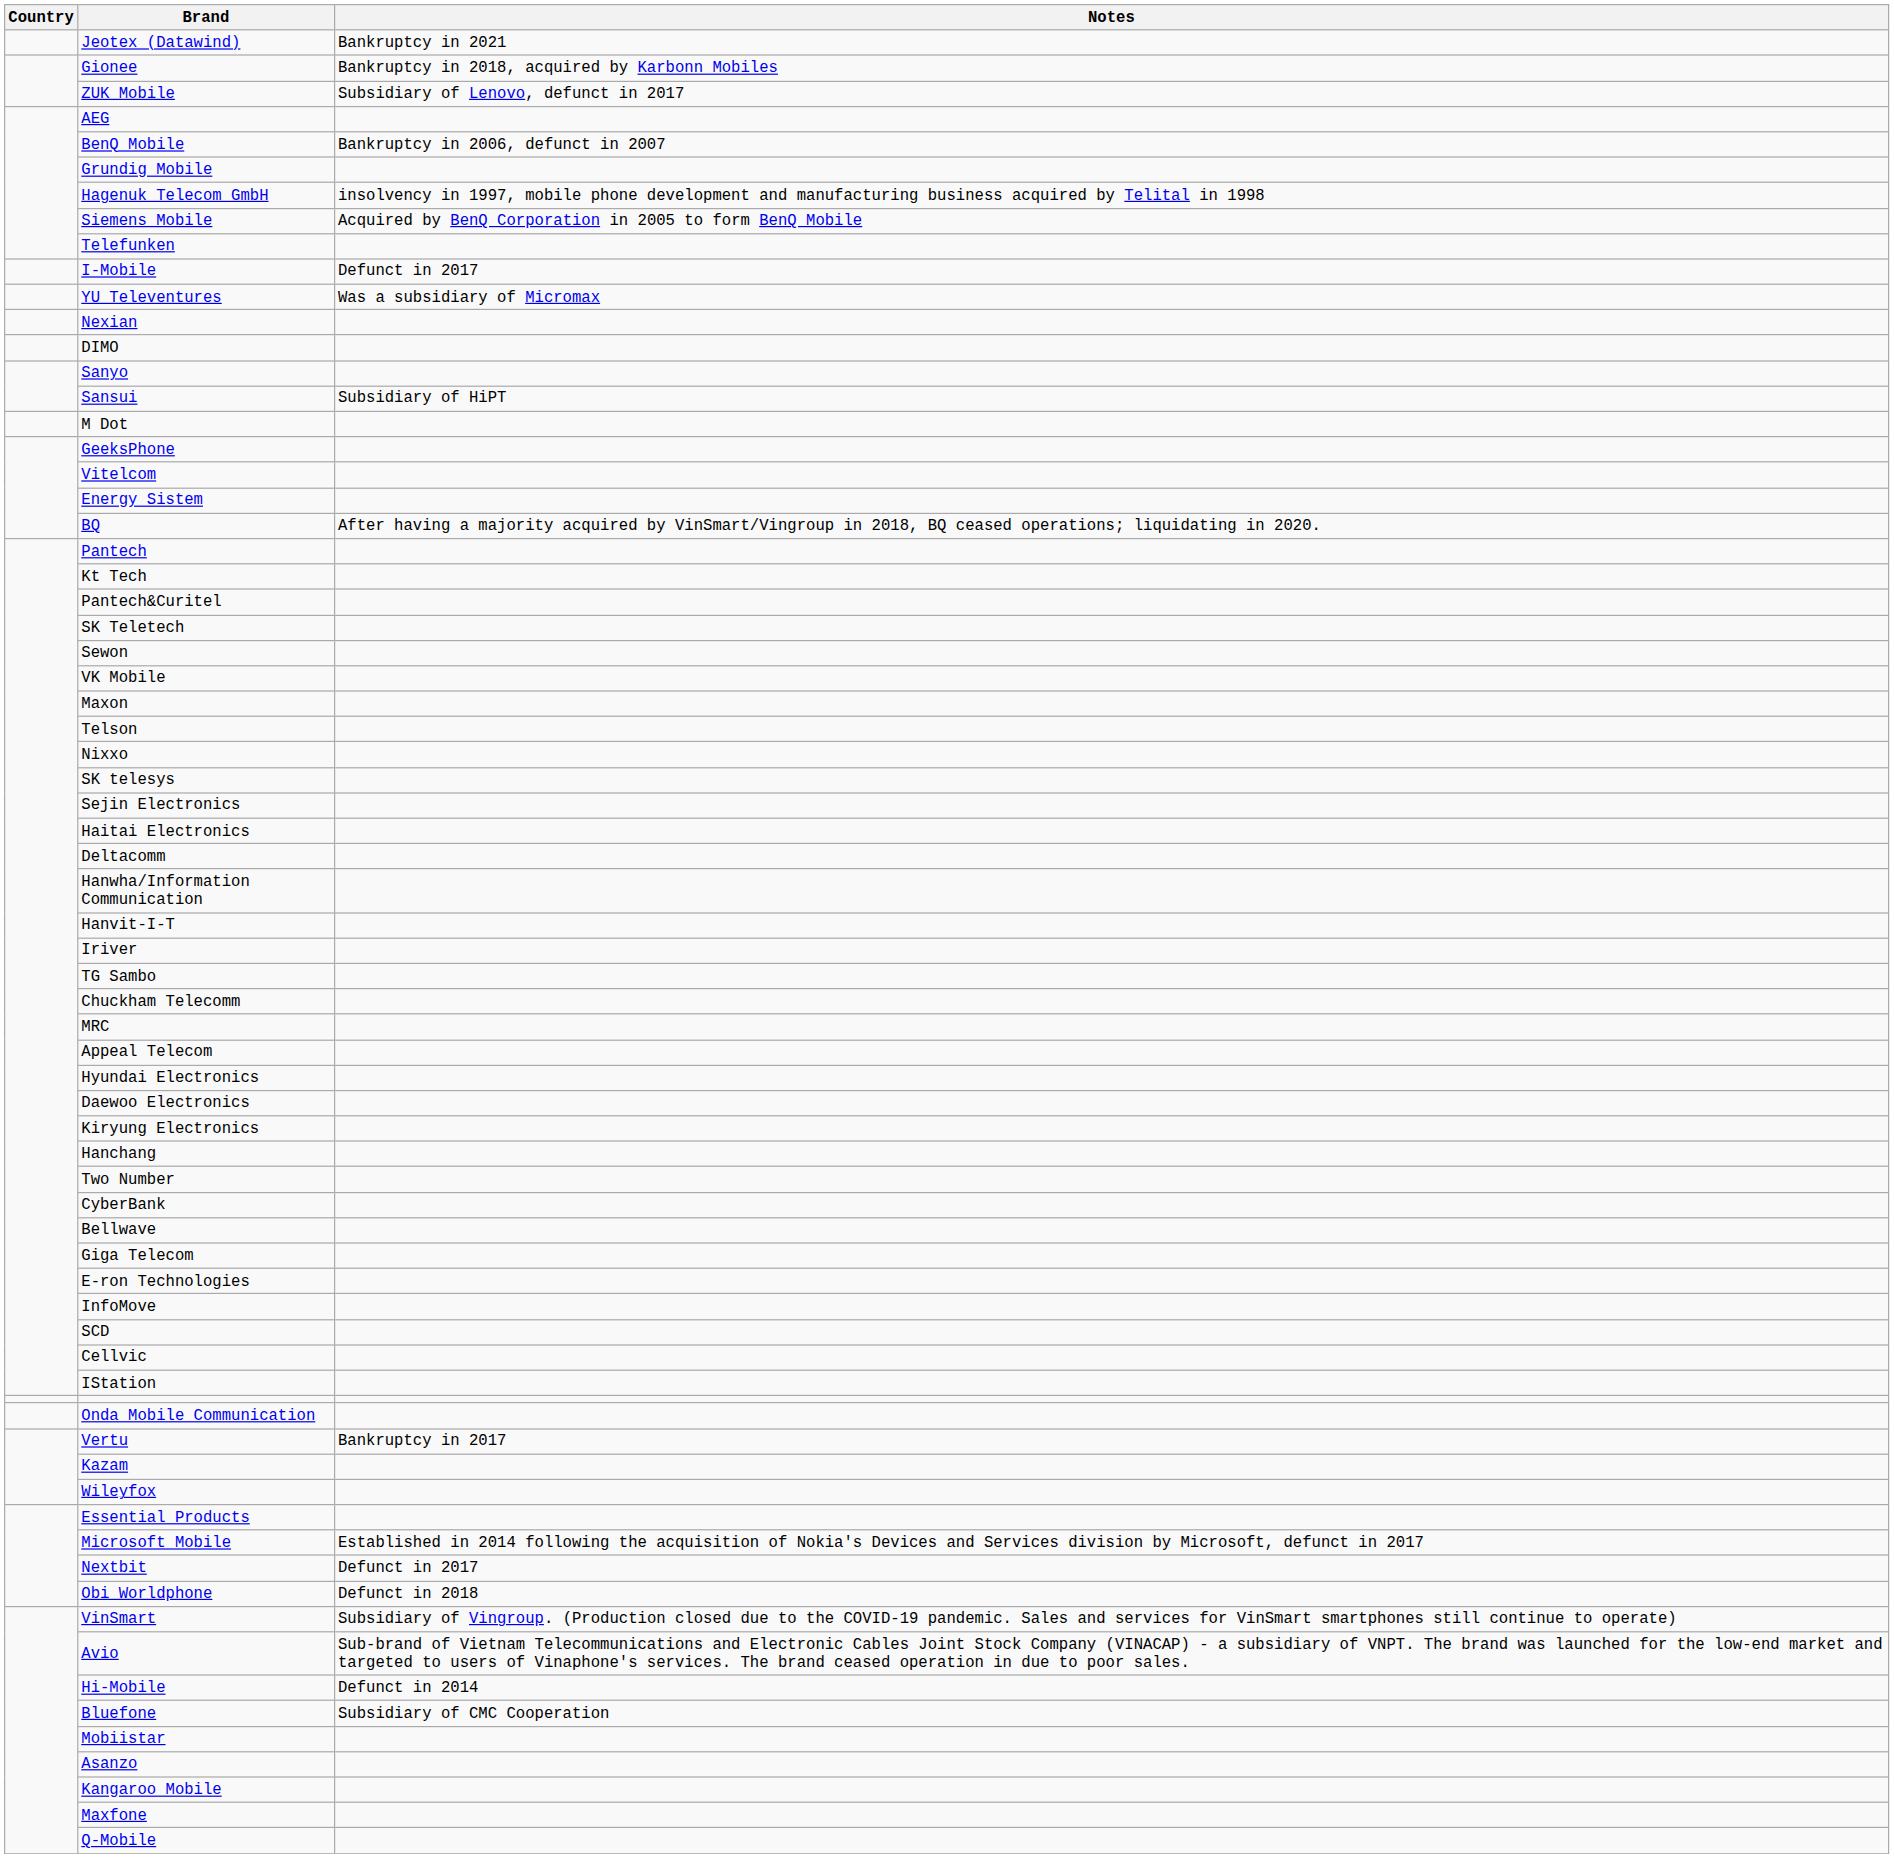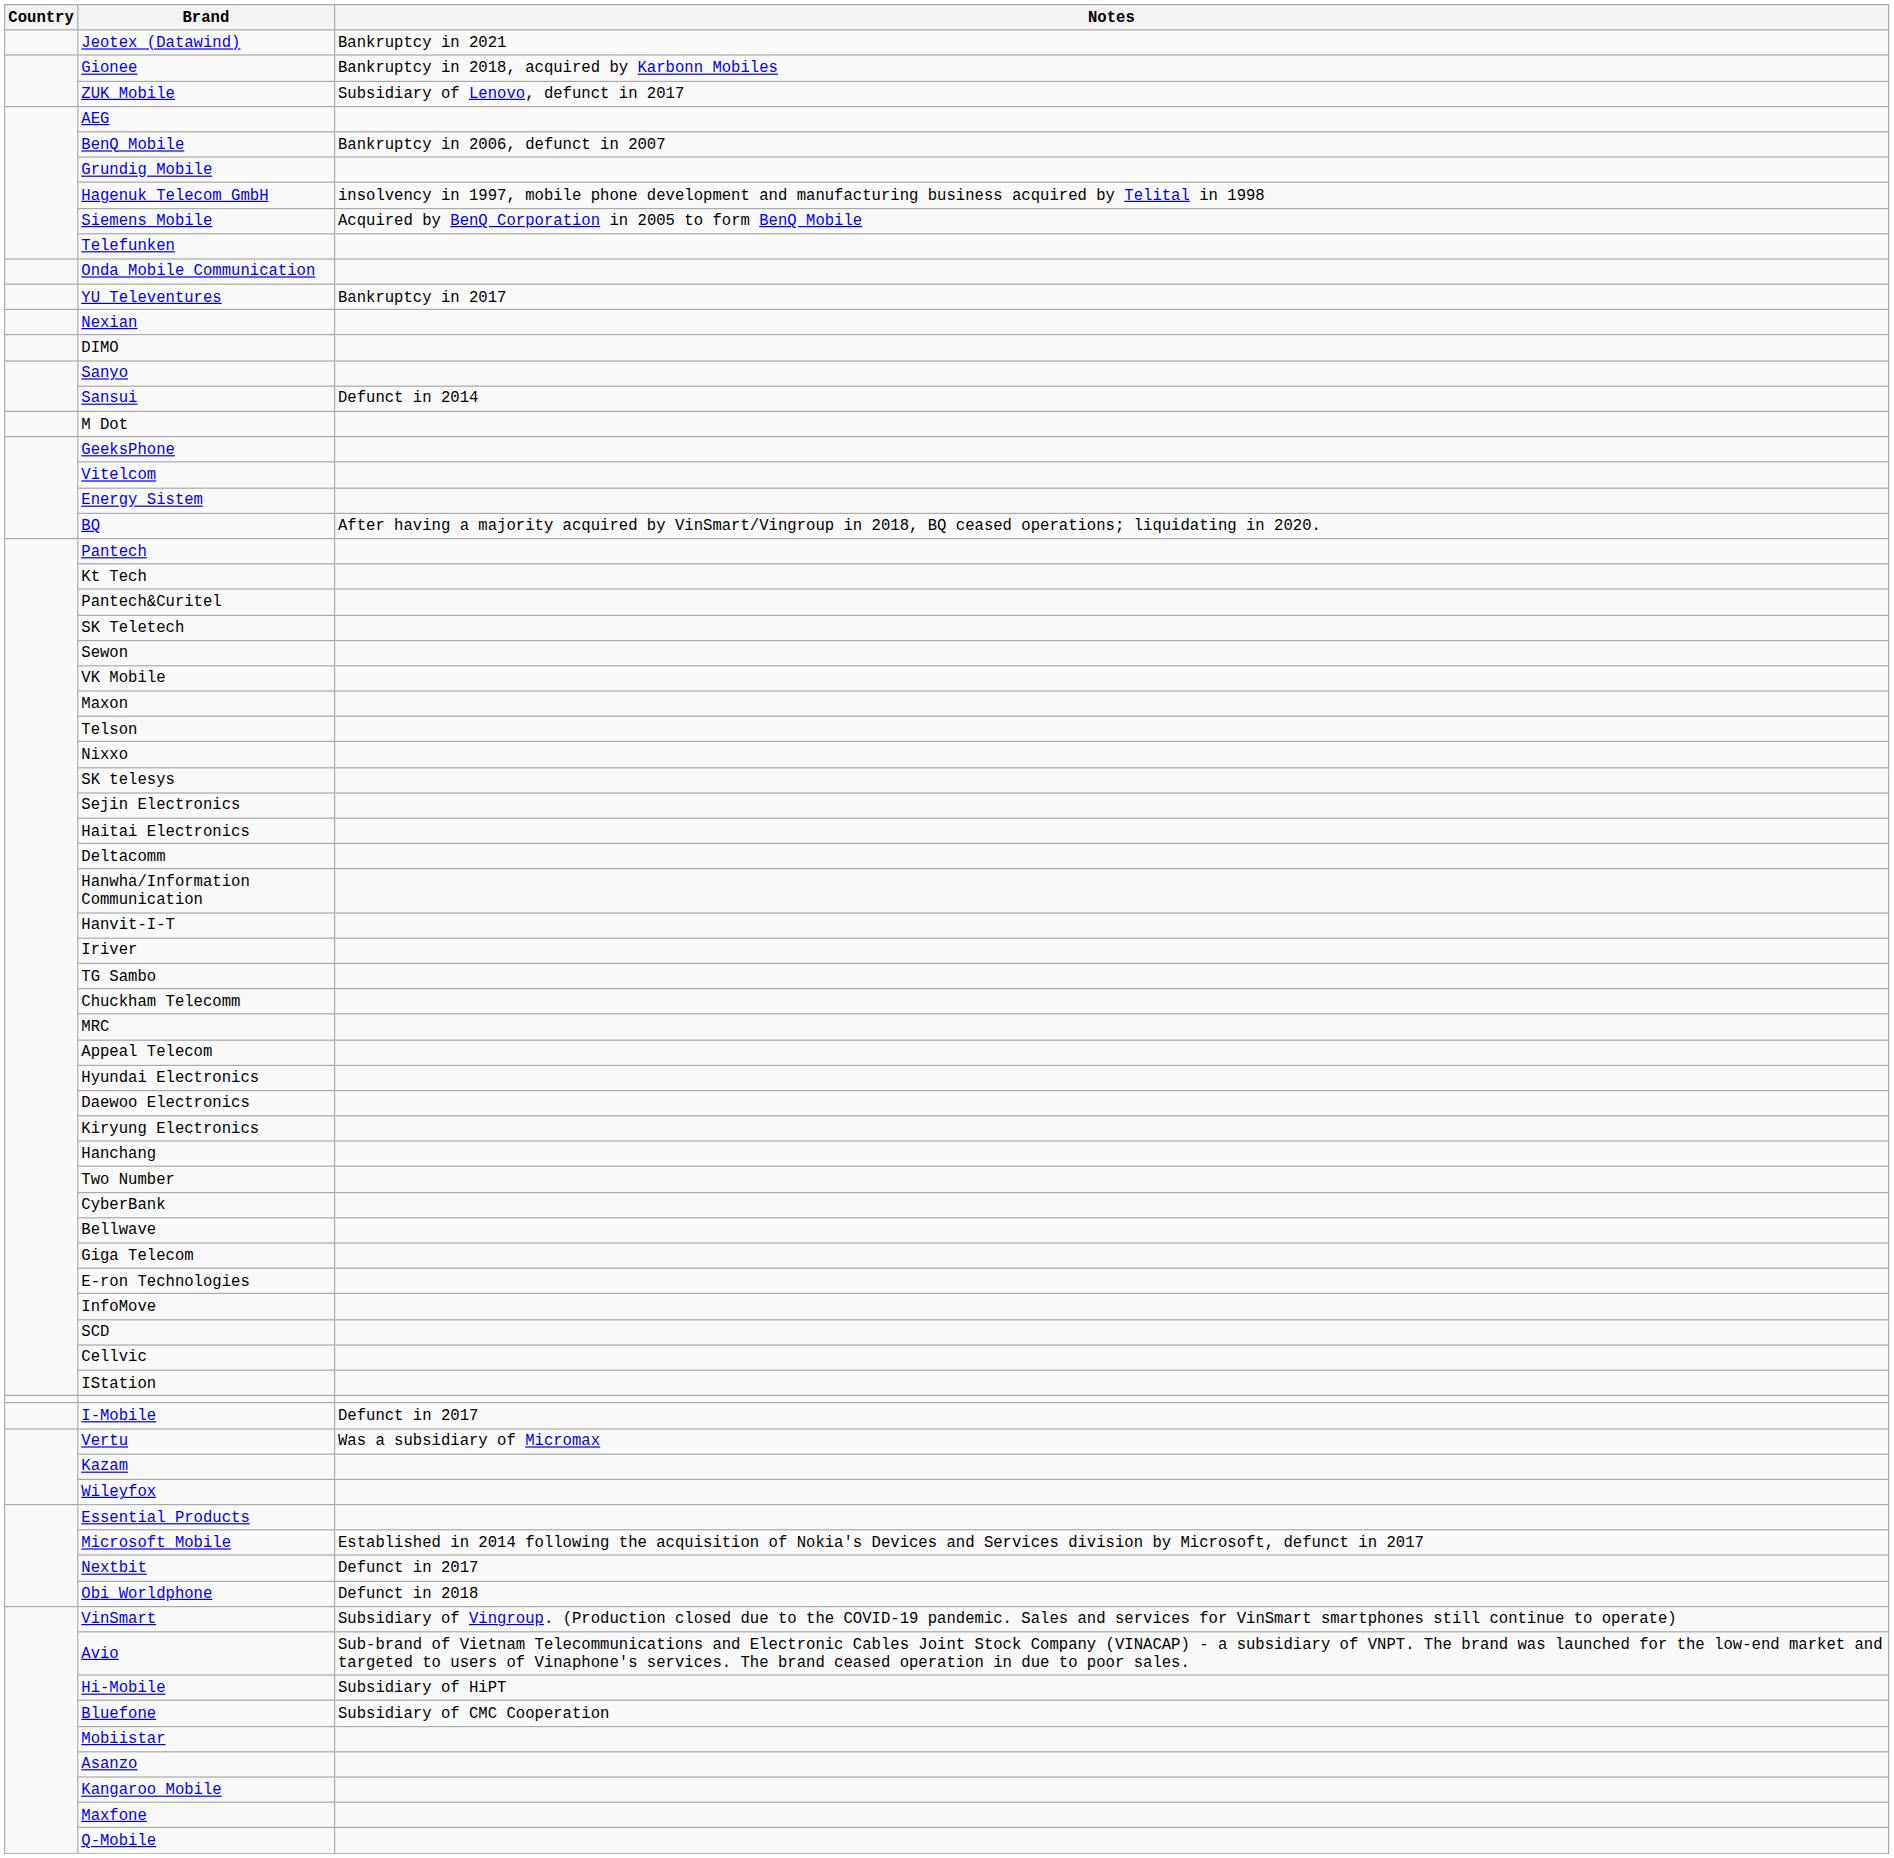rows swapped: (198, 1416) <-> (119, 272)
(469, 297) Was a subsidiary of Micromax -> (422, 297) Bankruptcy in 2017
(422, 399) Subsidiary of HiPT -> (408, 399) Defunct in 2014
(422, 1441) Bankruptcy in 2017 -> (469, 1441) Was a subsidiary of Micromax
(408, 1688) Defunct in 2014 -> (422, 1688) Subsidiary of HiPT
